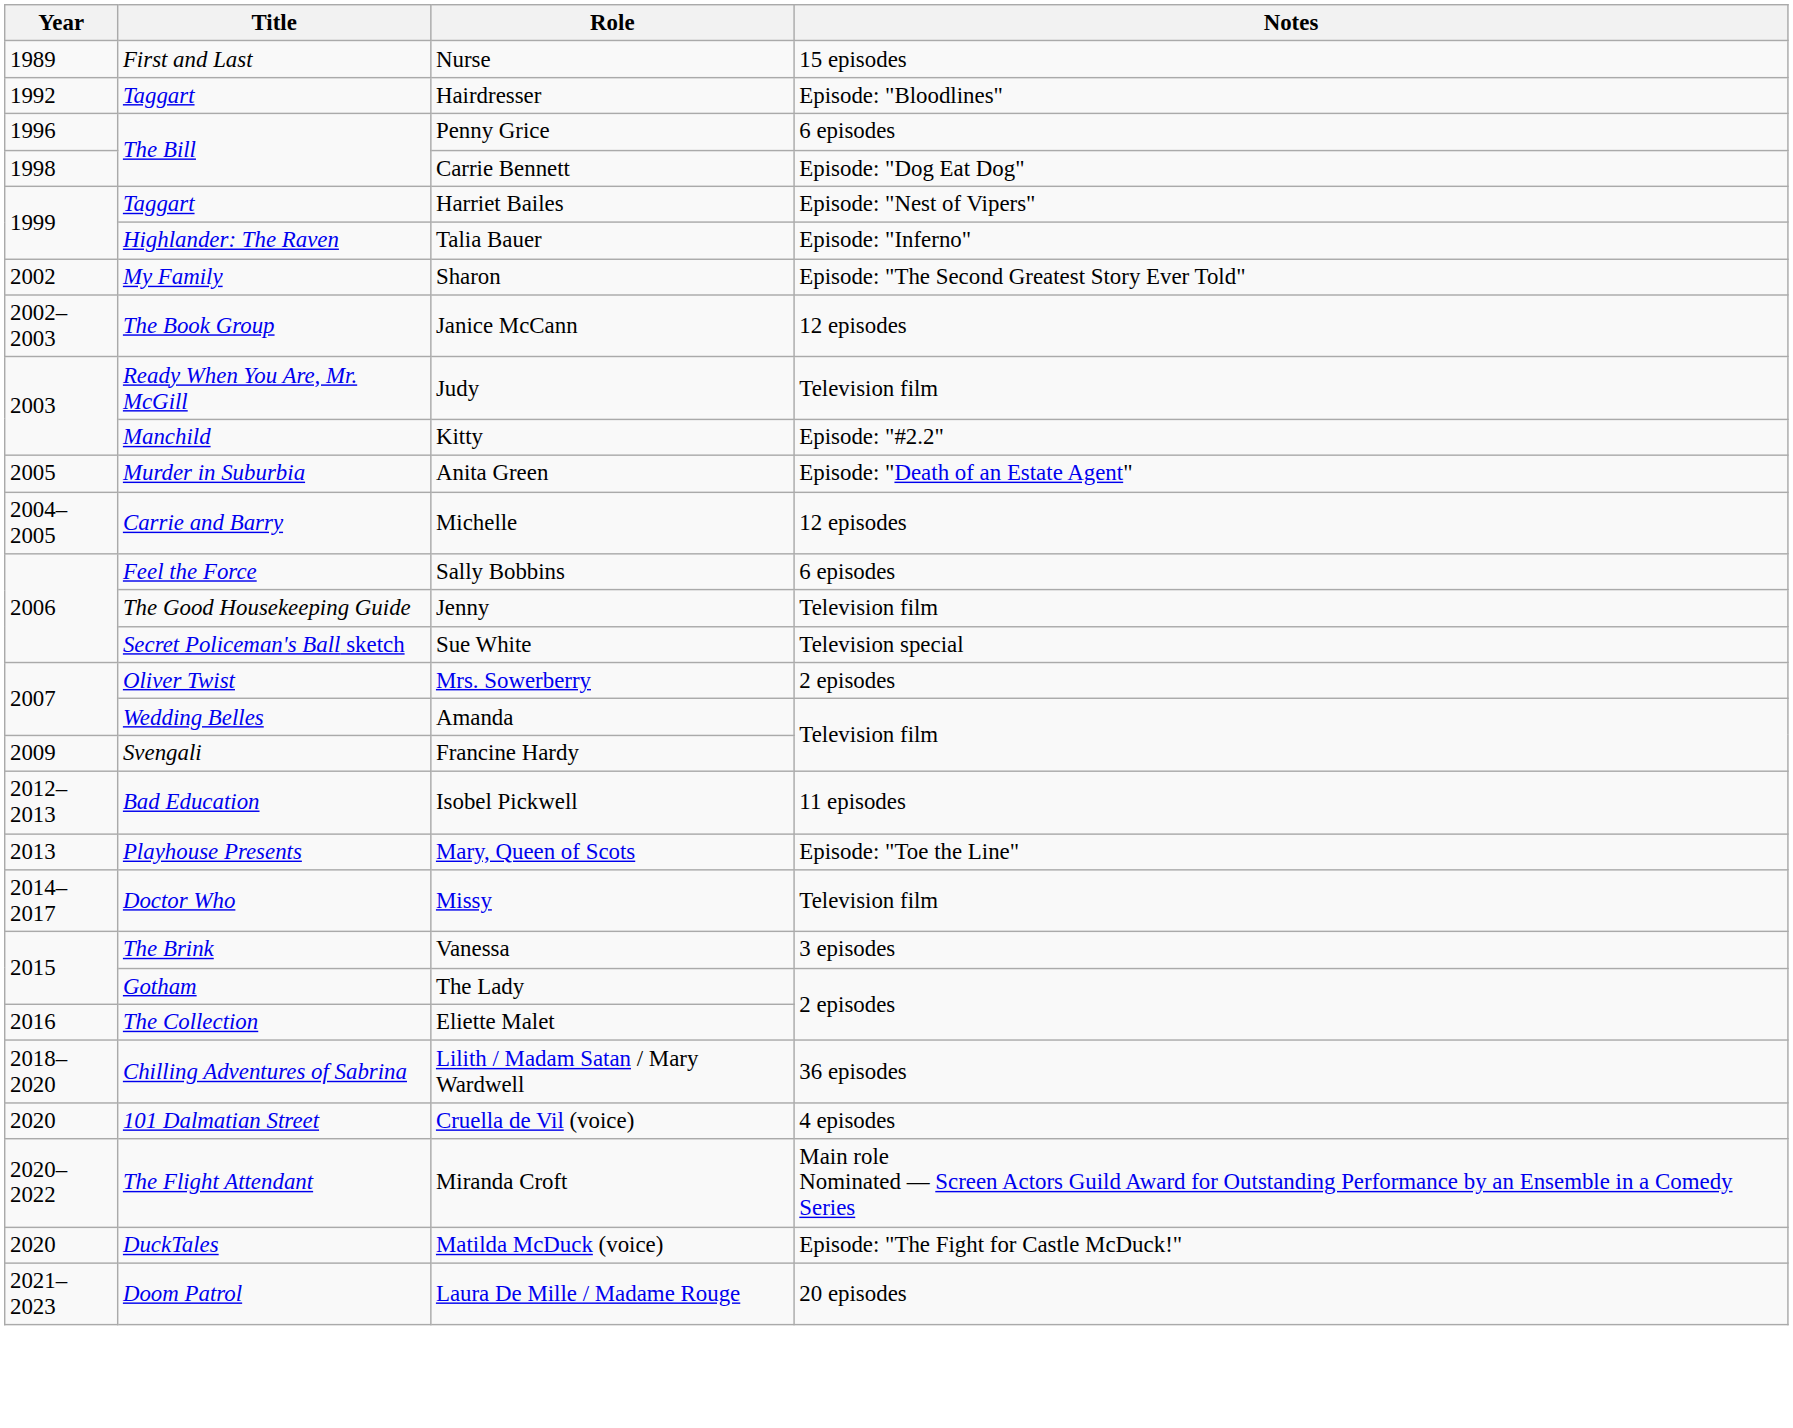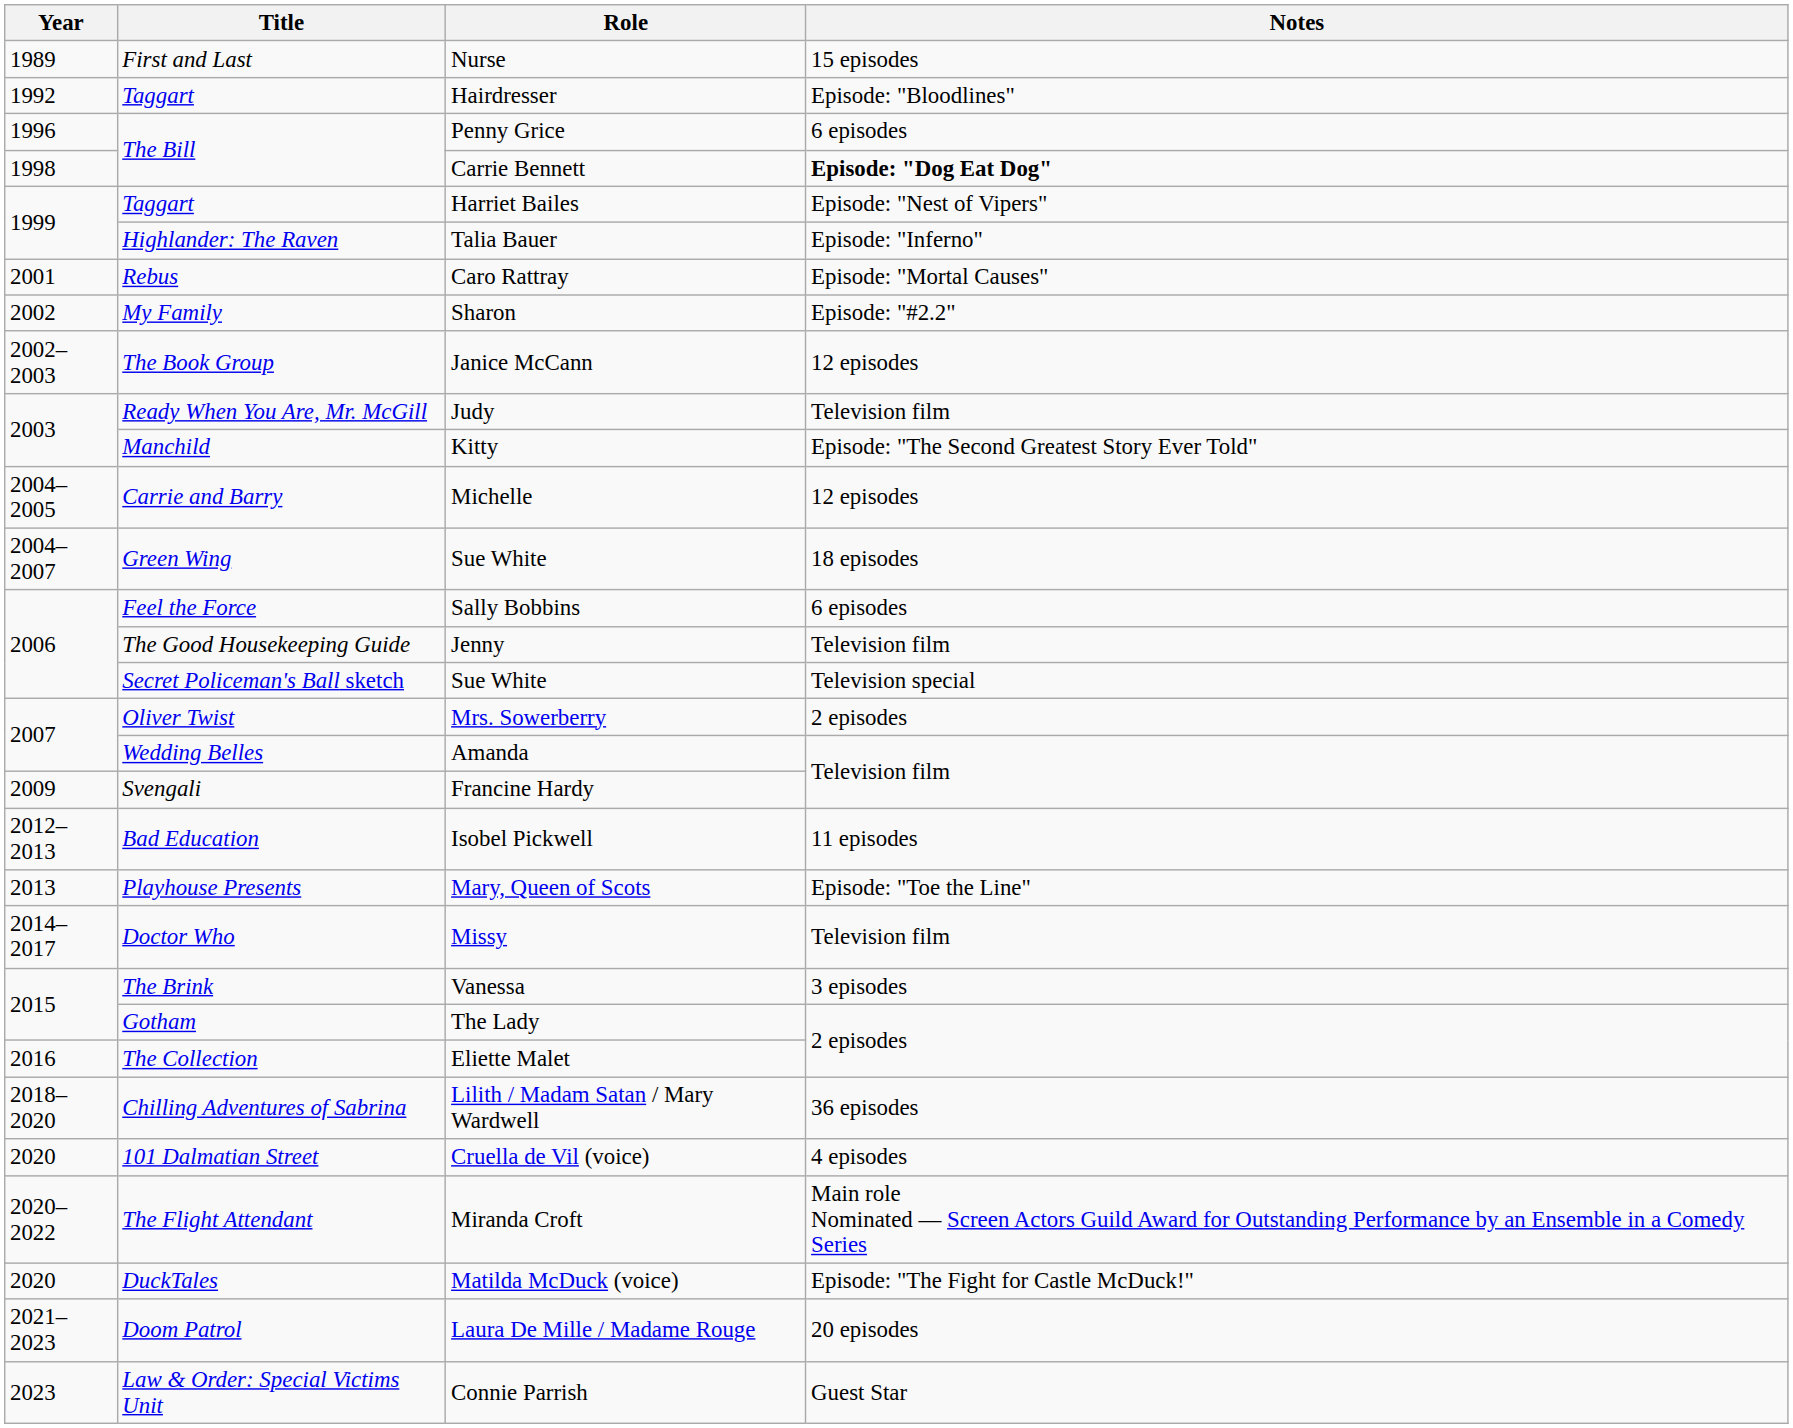(912, 167) normal -> (932, 167) bold
+ row: (150, 276)
(1022, 276) Episode: "The Second Greatest Story Ever Told" -> (883, 312) Episode: "#2.2"
(872, 436) Episode: "#2.2" -> (1034, 447) Episode: "The Second Greatest Story Ever Told"
- row: (214, 473)
+ row: (177, 558)
+ row: (261, 1392)
